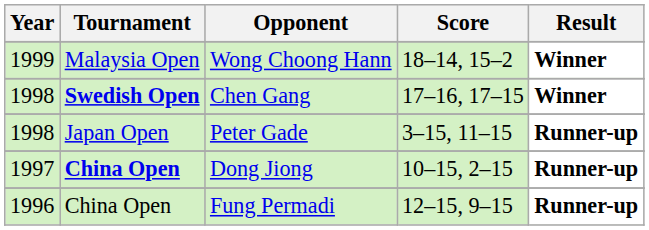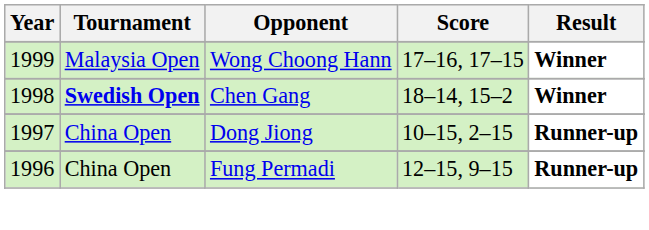(457, 59) 18–14, 15–2 -> (463, 59) 17–16, 17–15
(463, 96) 17–16, 17–15 -> (457, 96) 18–14, 15–2
- row: (259, 132)
(122, 169) bold -> (118, 132) normal
